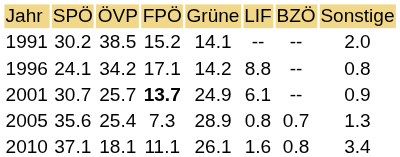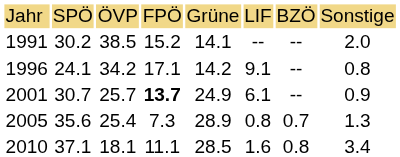(258, 68) 8.8 -> (258, 68) 9.1
(213, 147) 26.1 -> (213, 147) 28.5
